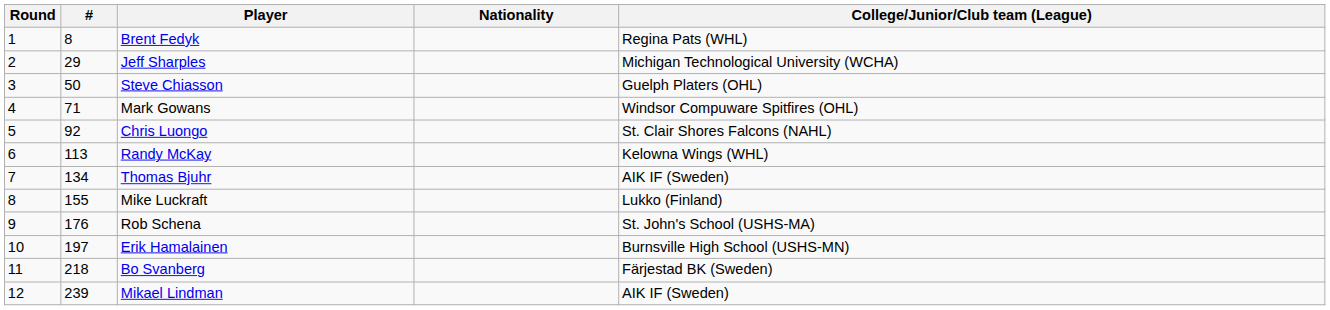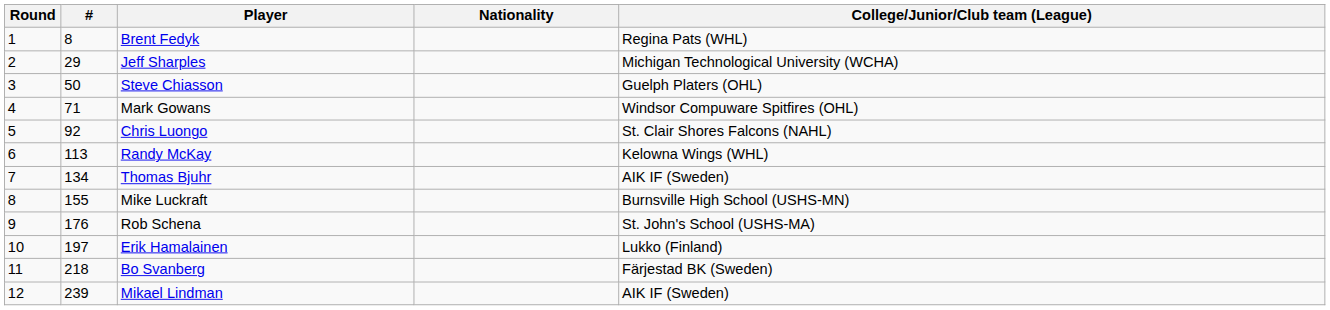(672, 200) Lukko (Finland) -> (736, 200) Burnsville High School (USHS-MN)
(736, 246) Burnsville High School (USHS-MN) -> (672, 246) Lukko (Finland)
